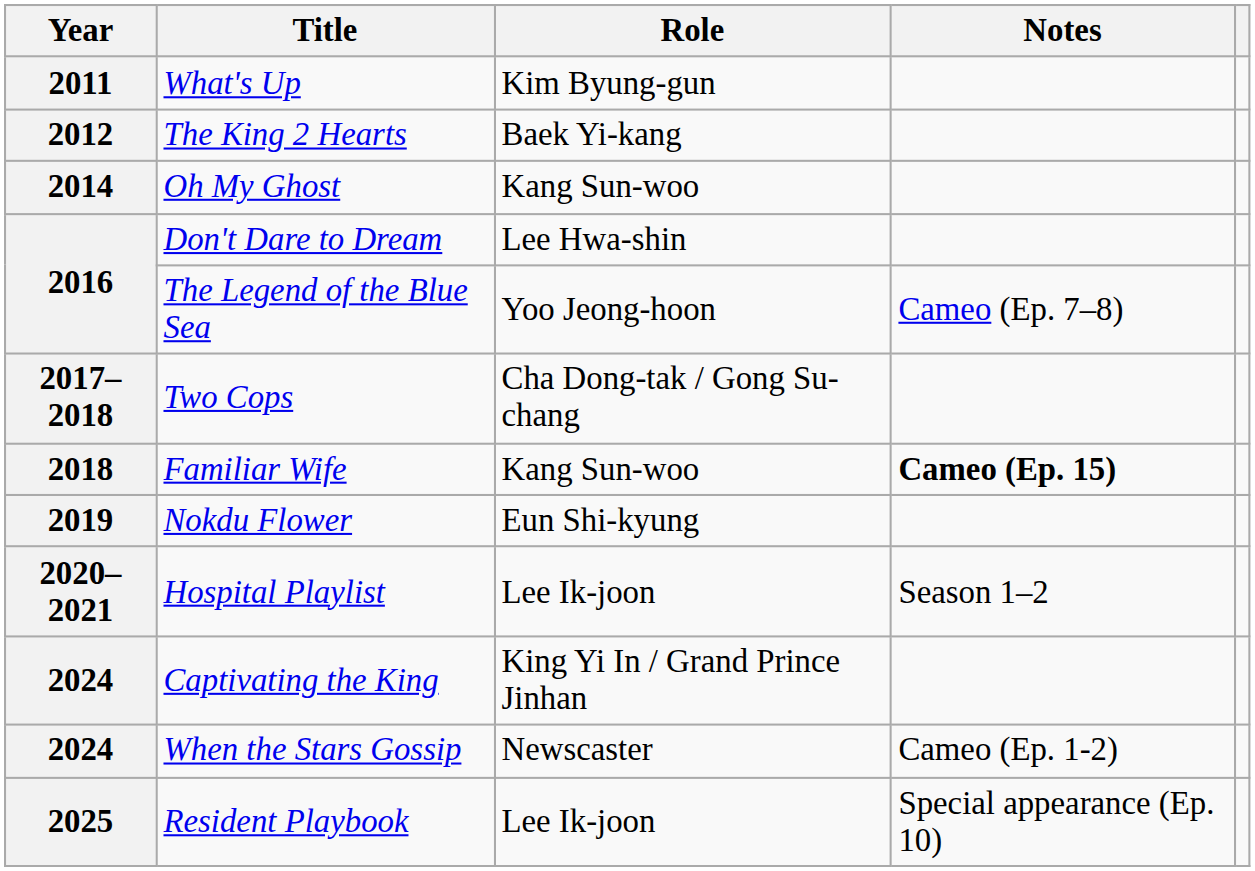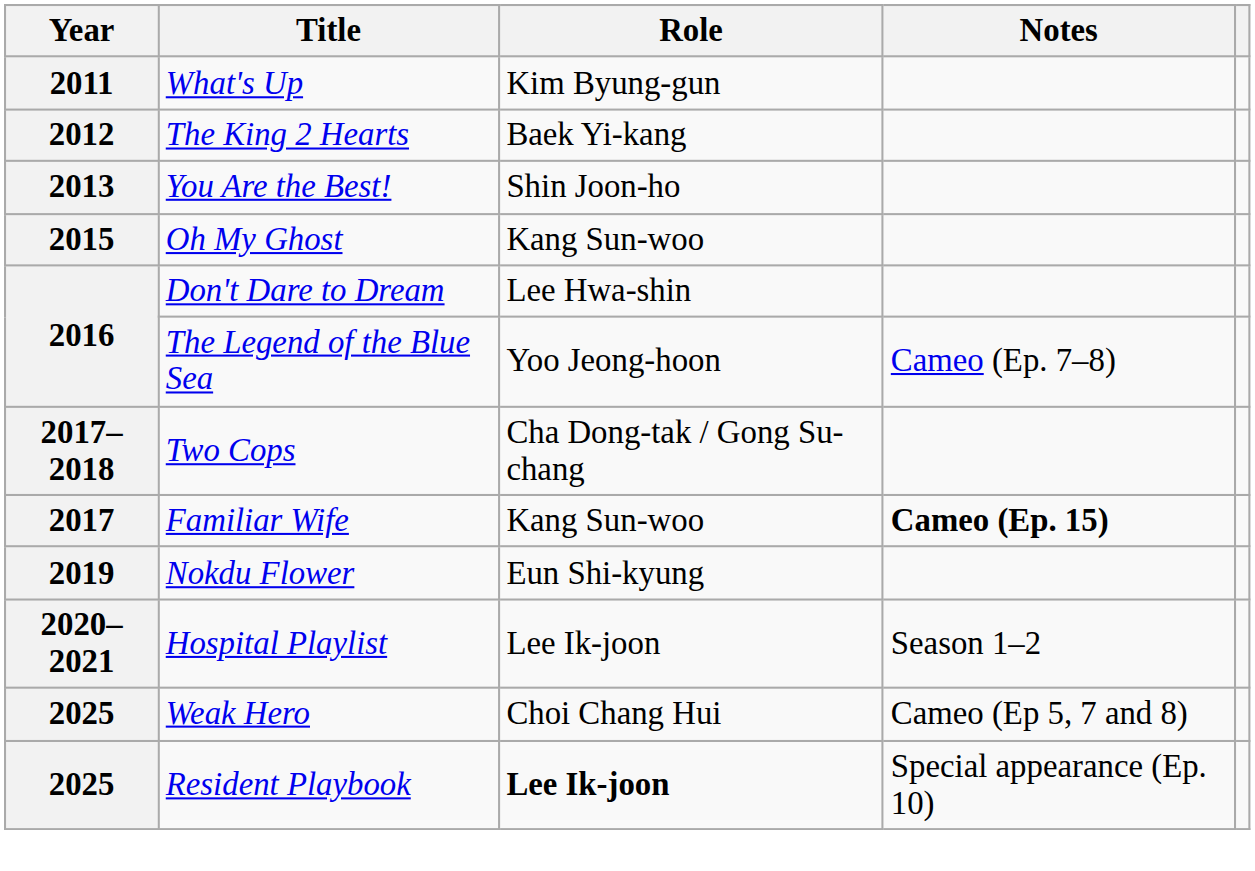+ row: (279, 186)
(80, 186) 2014 -> (82, 238) 2015
(80, 468) 2018 -> (82, 520) 2017
- row: (301, 679)
- row: (312, 750)
+ row: (238, 713)
(578, 820) normal -> (588, 783) bold
